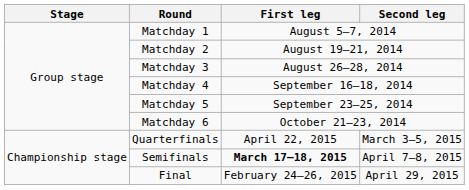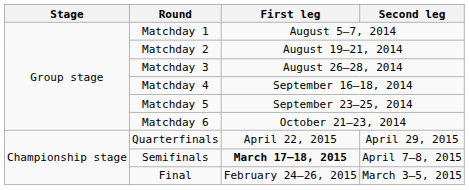(412, 139) March 3–5, 2015 -> (412, 139) April 29, 2015
(412, 176) April 29, 2015 -> (412, 176) March 3–5, 2015
